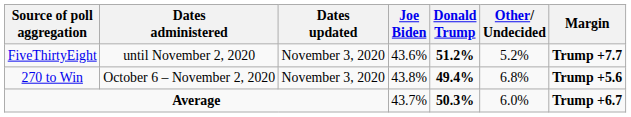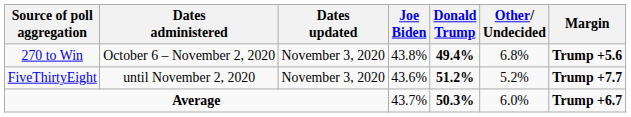rows swapped: (52, 78) <-> (52, 55)
